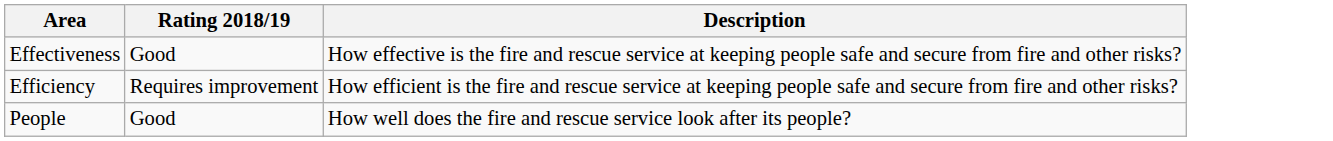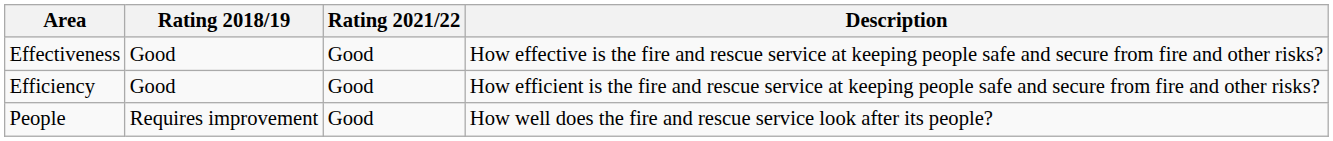+ column: (394, 20)
(224, 86) Requires improvement -> (153, 86) Good
(153, 119) Good -> (224, 119) Requires improvement
